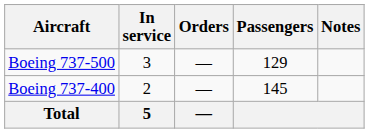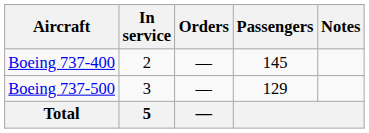rows swapped: (62, 88) <-> (62, 62)
